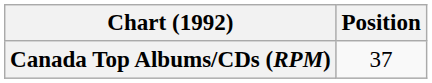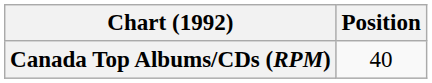(381, 59) 37 -> (381, 59) 40
